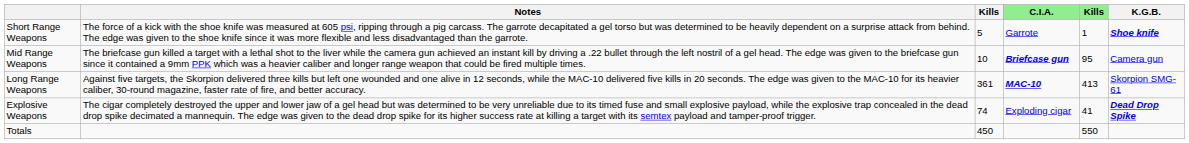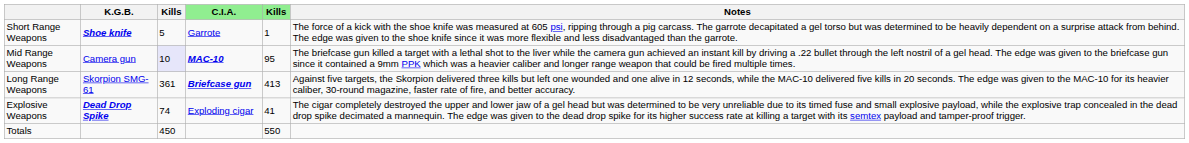columns swapped: (1146, 12) <-> (528, 12)
(982, 58) no background -> (165, 58) lavender background
(1037, 58) Briefcase gun -> (206, 58) MAC-10
(1023, 84) MAC-10 -> (220, 84) Briefcase gun
